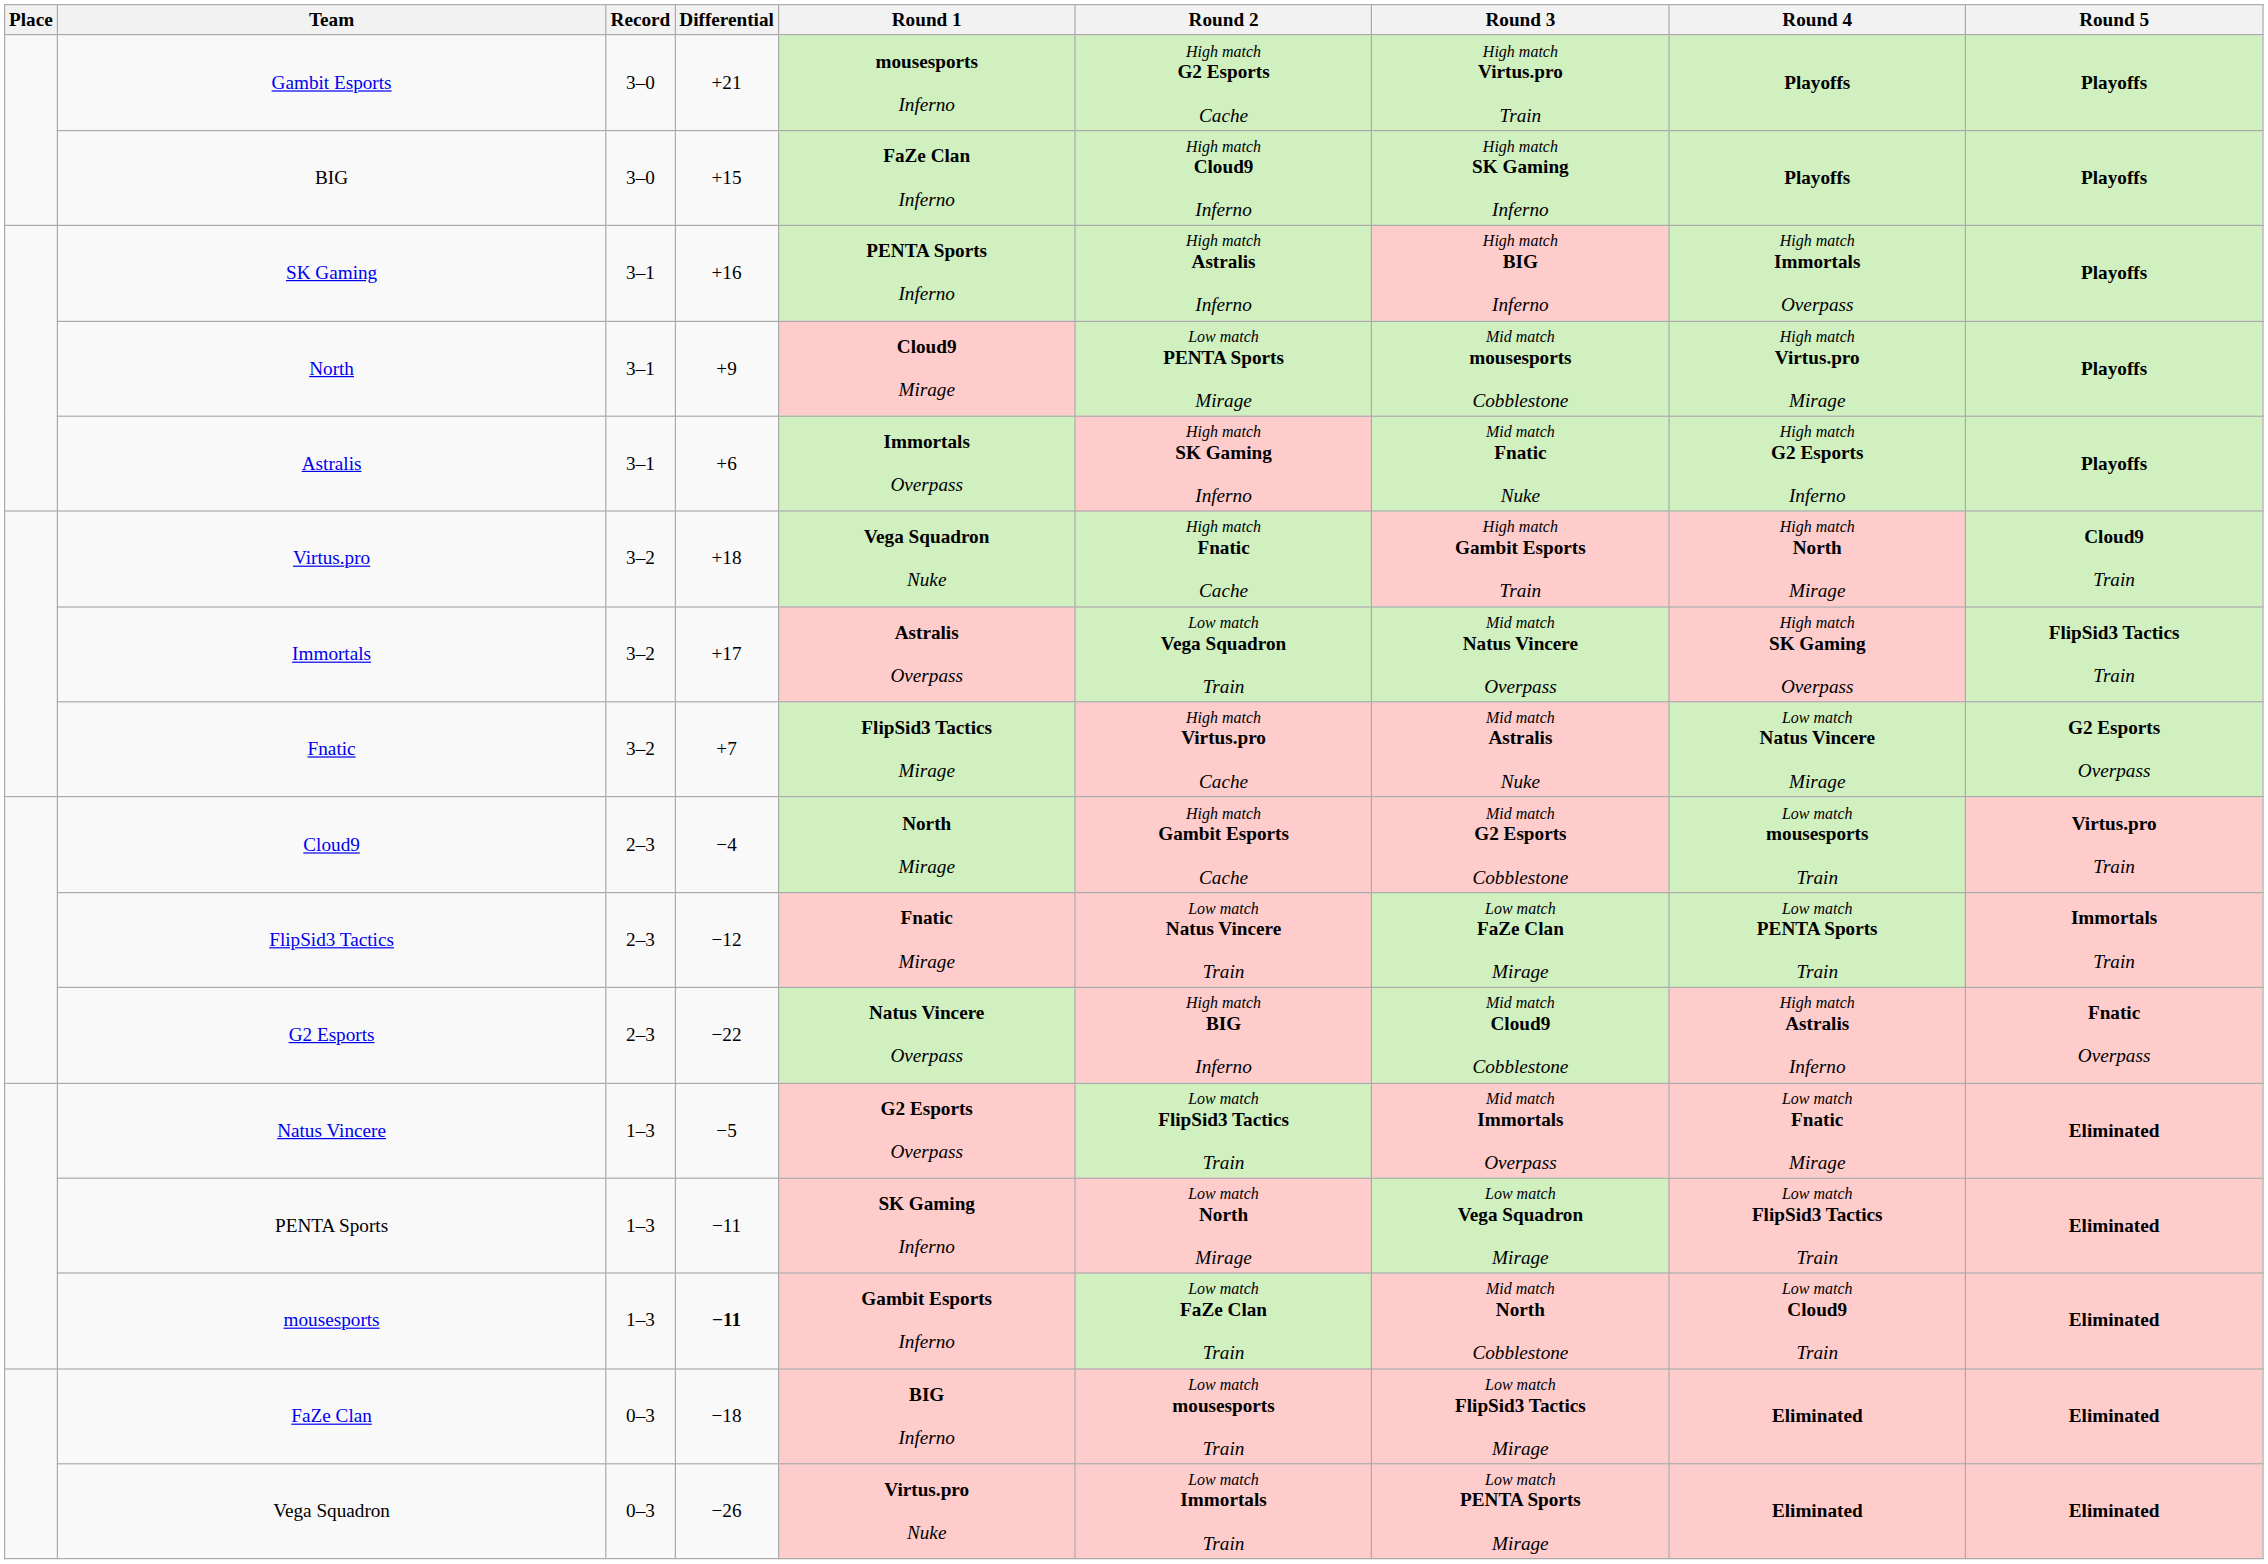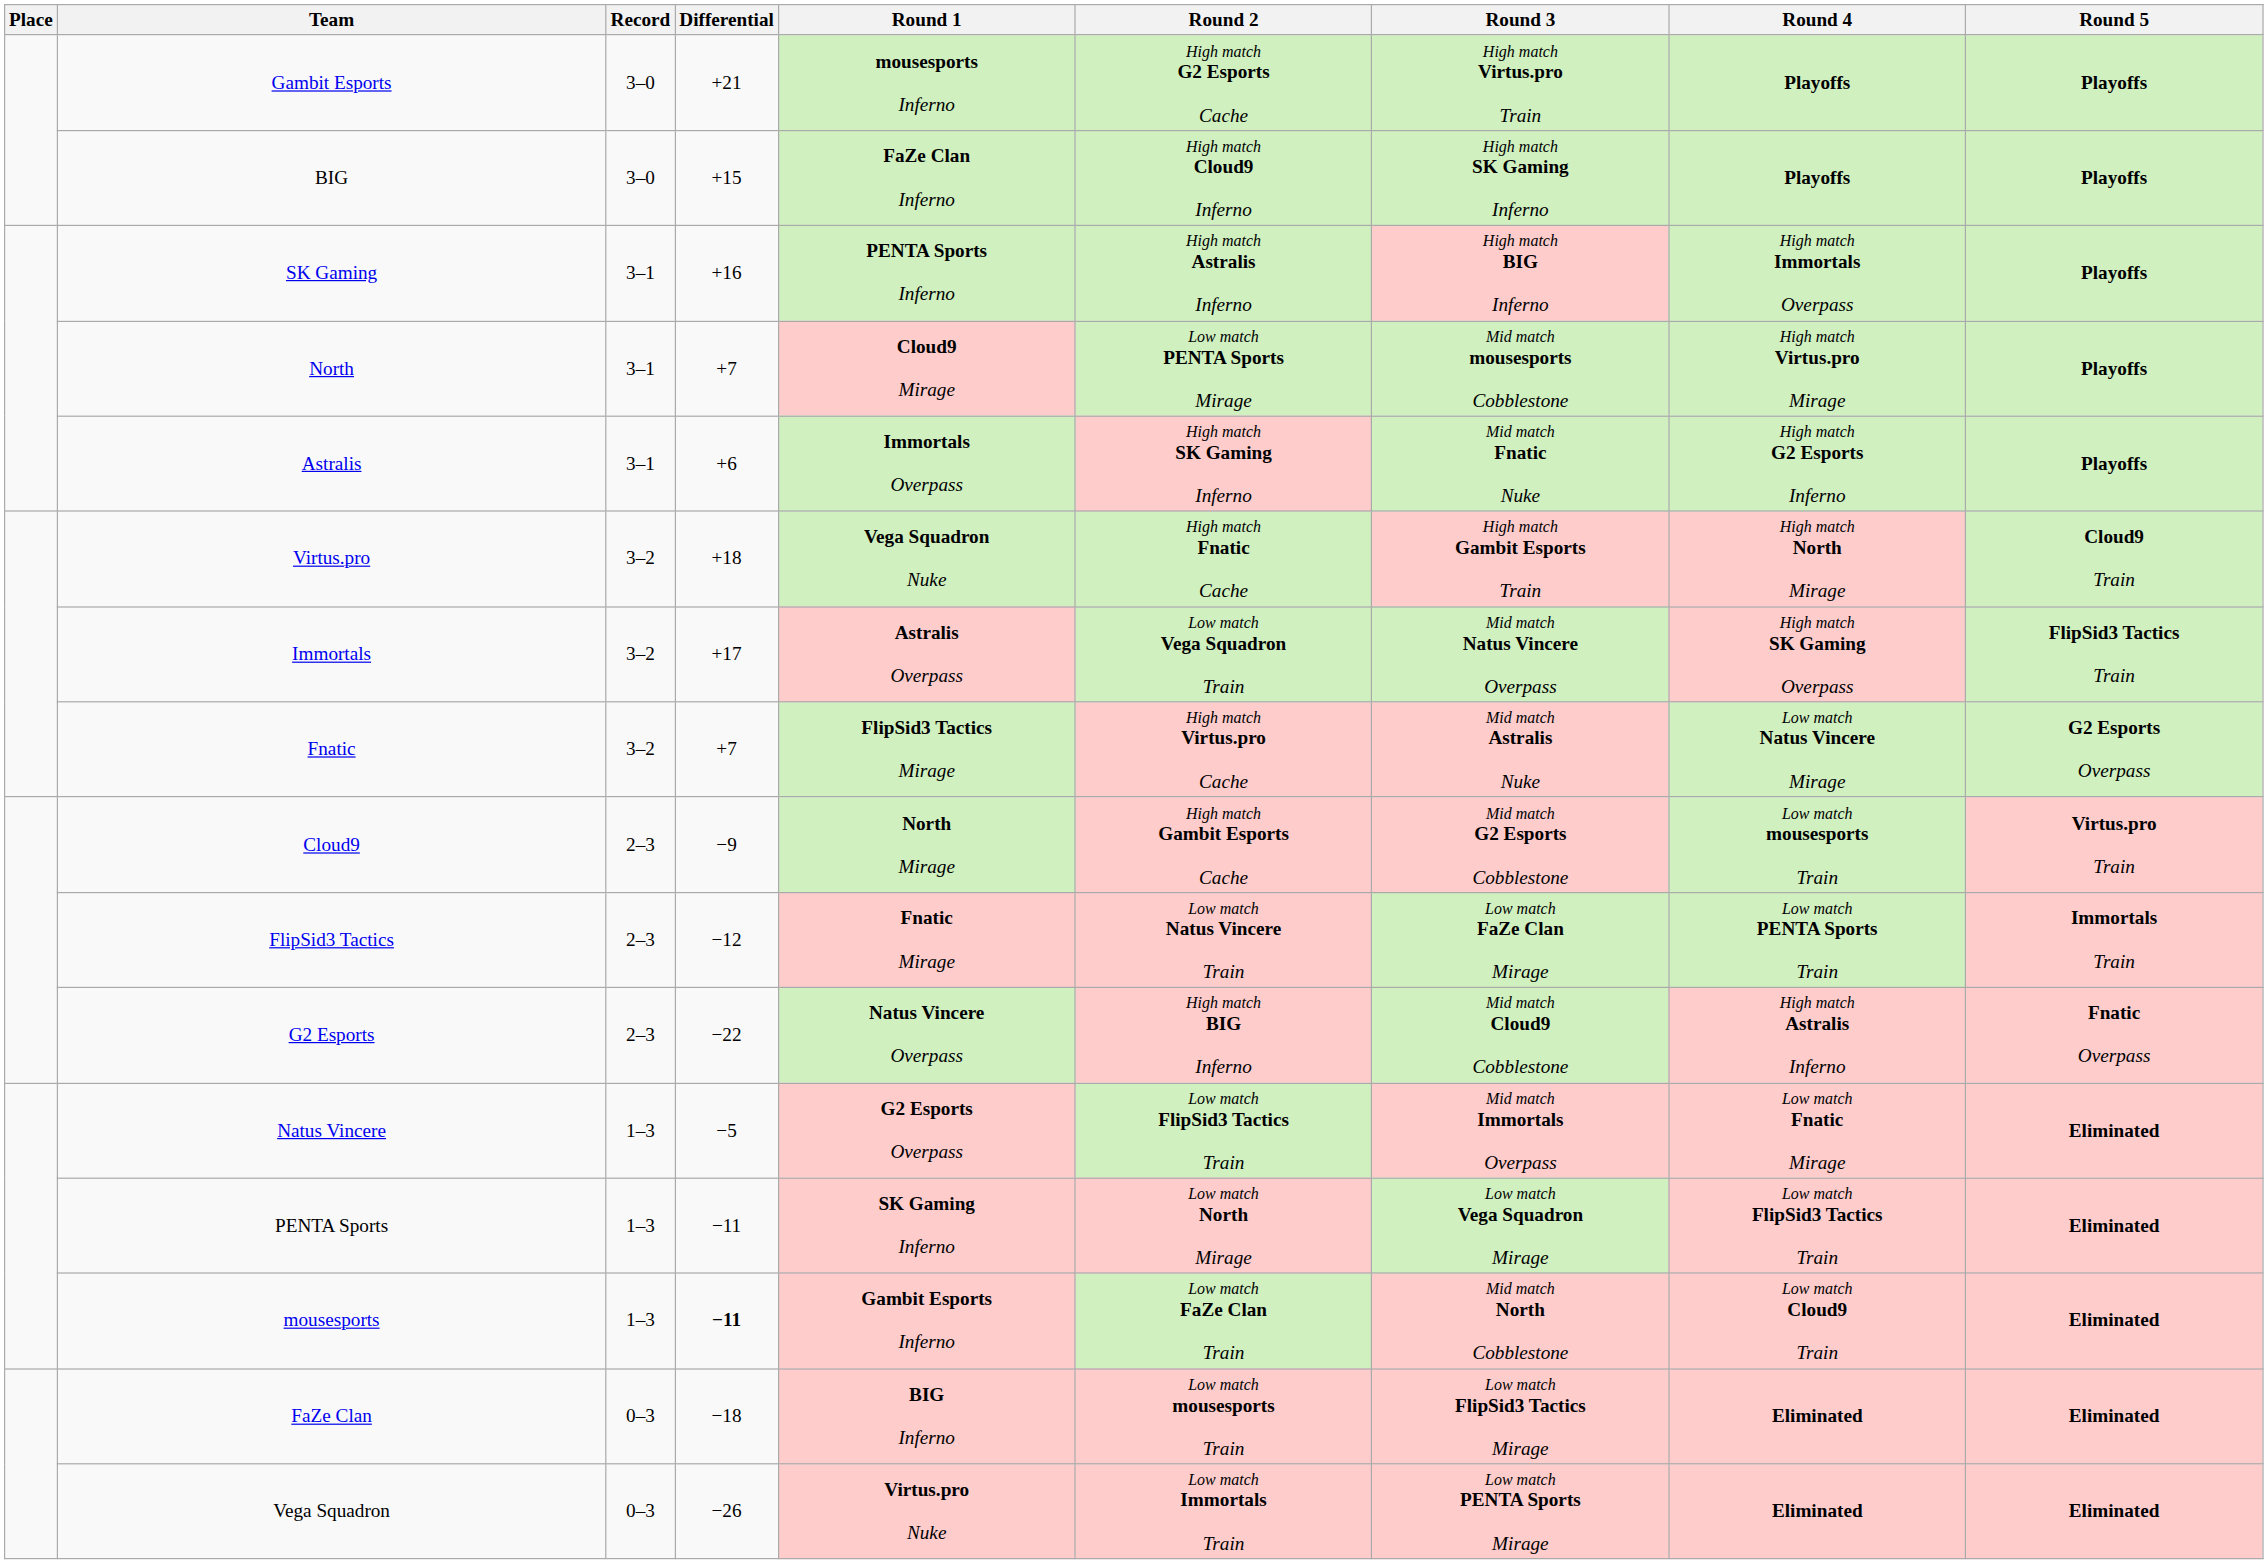(727, 368) +9 -> (727, 368) +7
(727, 844) −4 -> (727, 844) −9
